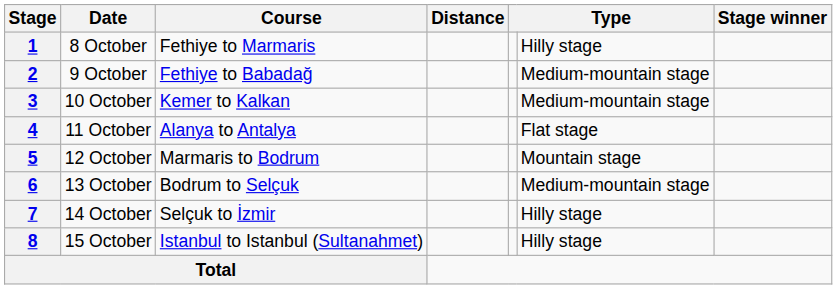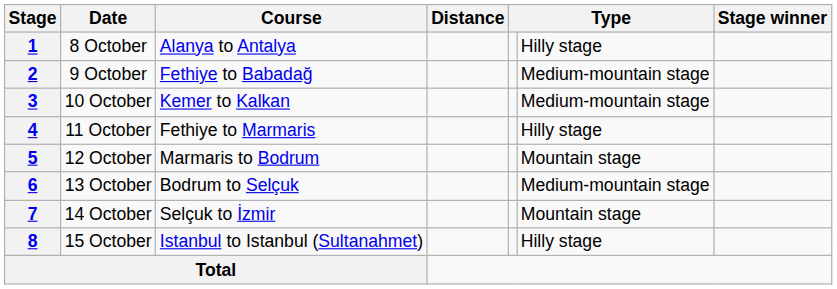(238, 46) Fethiye to Marmaris -> (228, 46) Alanya to Antalya
(228, 130) Alanya to Antalya -> (238, 130) Fethiye to Marmaris
(559, 130) Flat stage -> (561, 130) Hilly stage
(561, 213) Hilly stage -> (581, 213) Mountain stage
